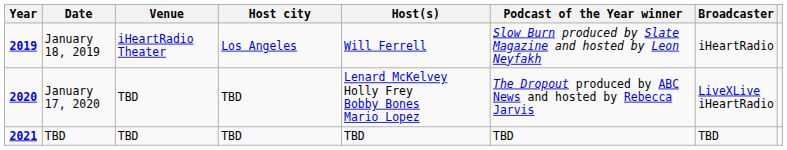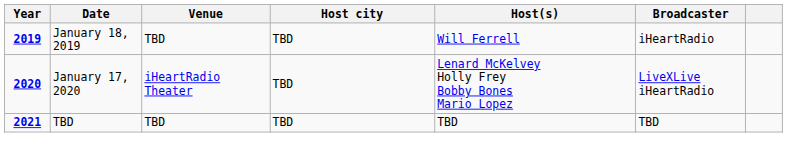- column: (593, 14)
(156, 46) iHeartRadio Theater -> (155, 39) TBD
(259, 46) Los Angeles -> (283, 39) TBD
(128, 97) TBD -> (182, 84) iHeartRadio Theater
